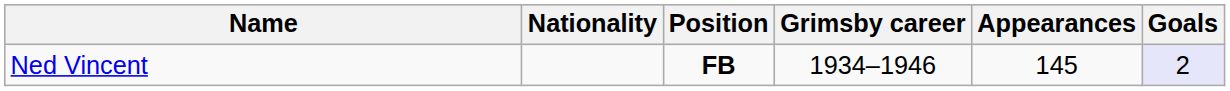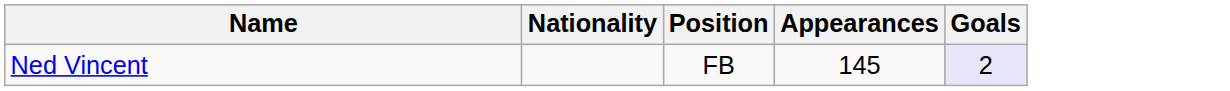- column: (873, 24)
(719, 64) bold -> (719, 64) normal
